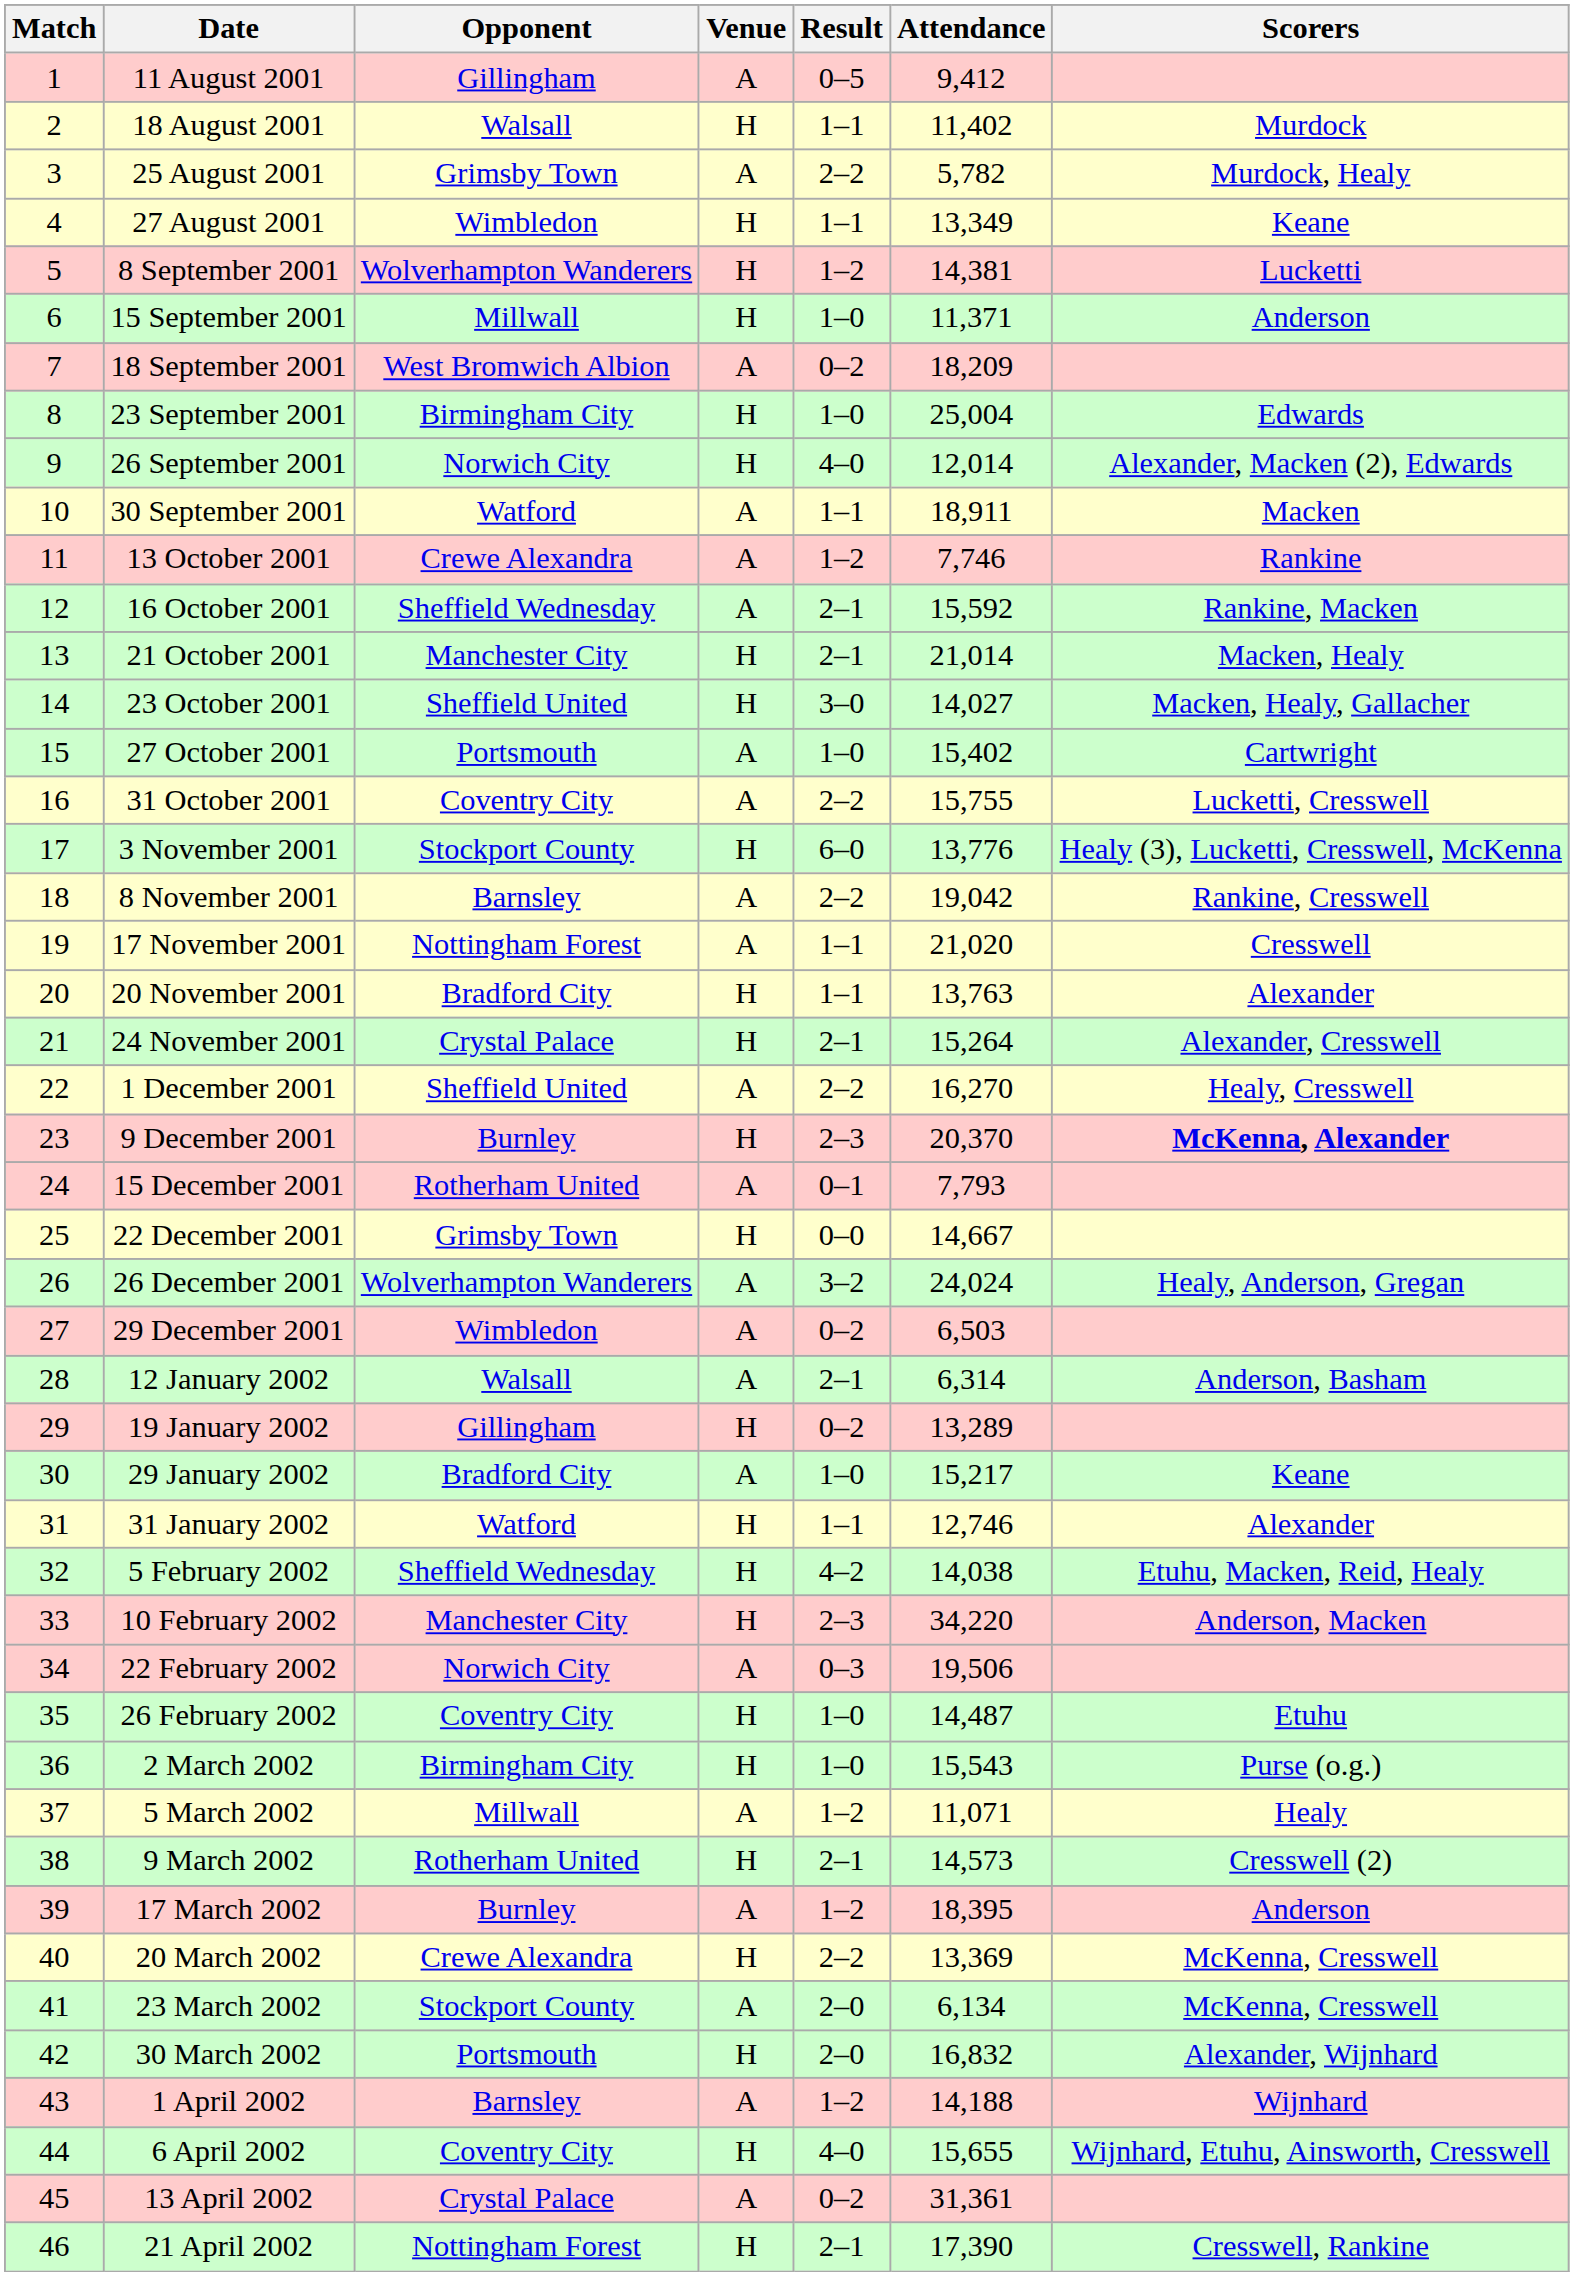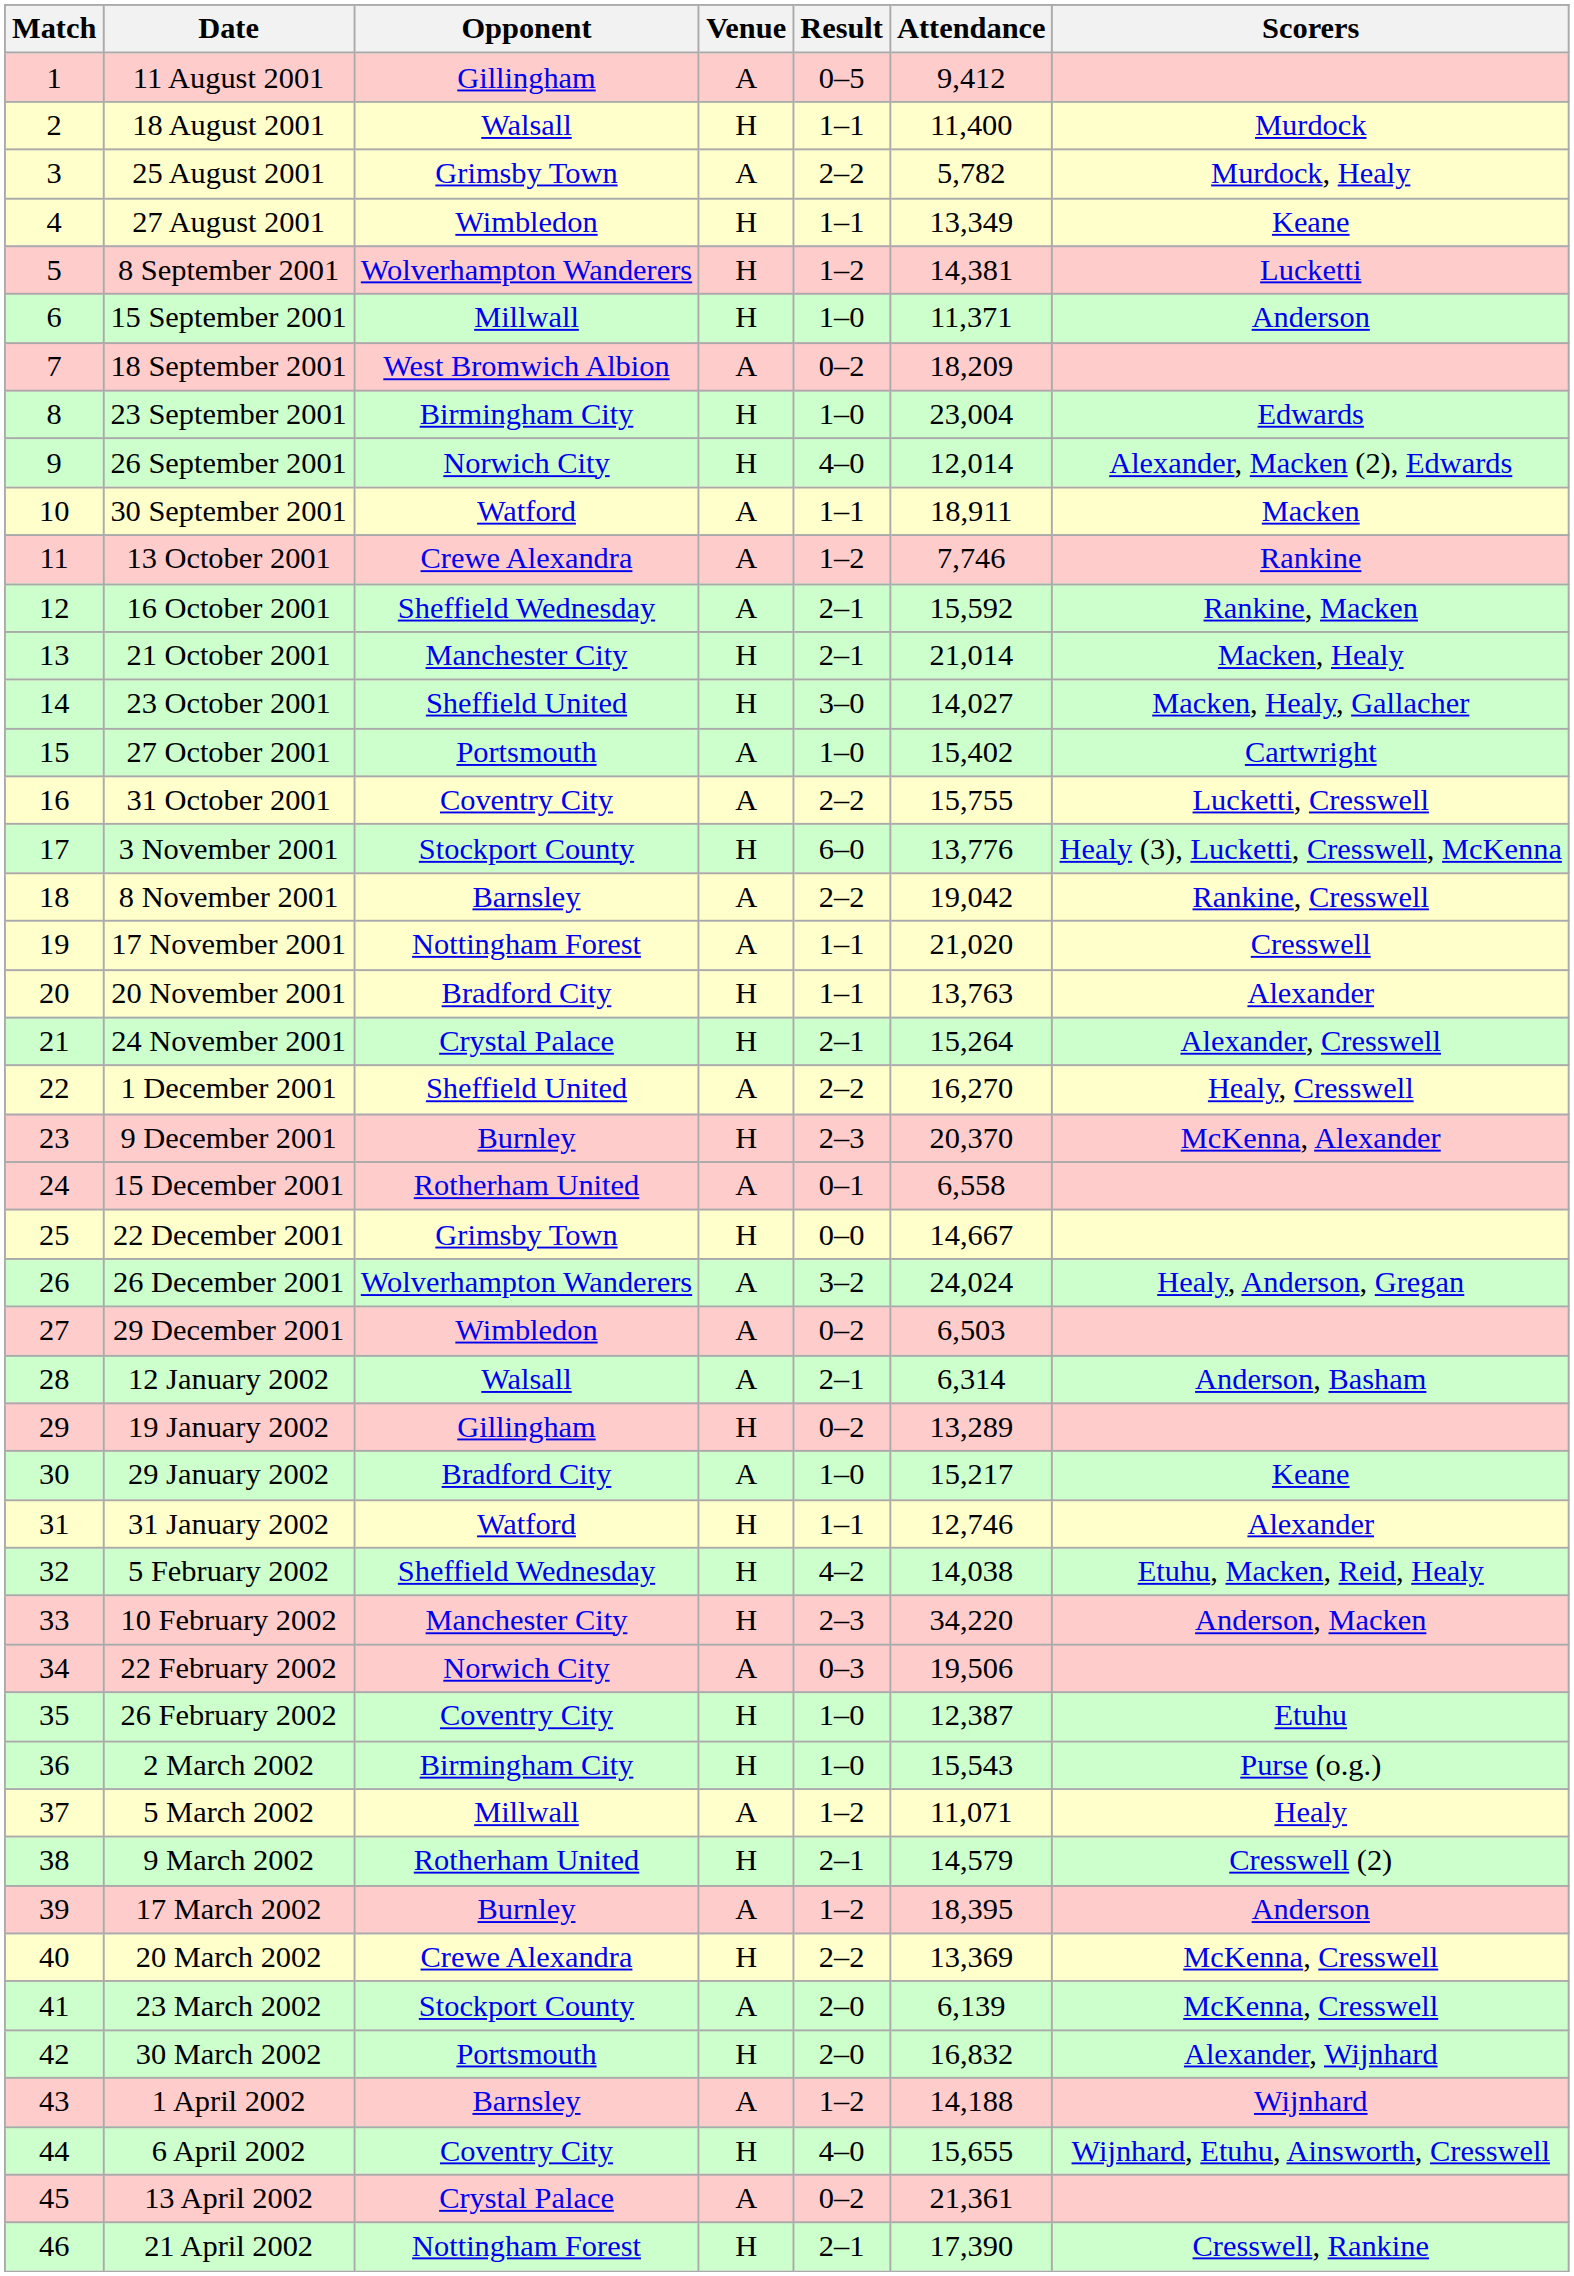(971, 125) 11,402 -> (971, 125) 11,400
(971, 414) 25,004 -> (971, 414) 23,004
(1311, 1137) bold -> (1311, 1137) normal
(971, 1185) 7,793 -> (971, 1185) 6,558
(971, 1716) 14,487 -> (971, 1716) 12,387
(971, 1860) 14,573 -> (971, 1860) 14,579
(971, 2005) 6,134 -> (971, 2005) 6,139
(971, 2198) 31,361 -> (971, 2198) 21,361
